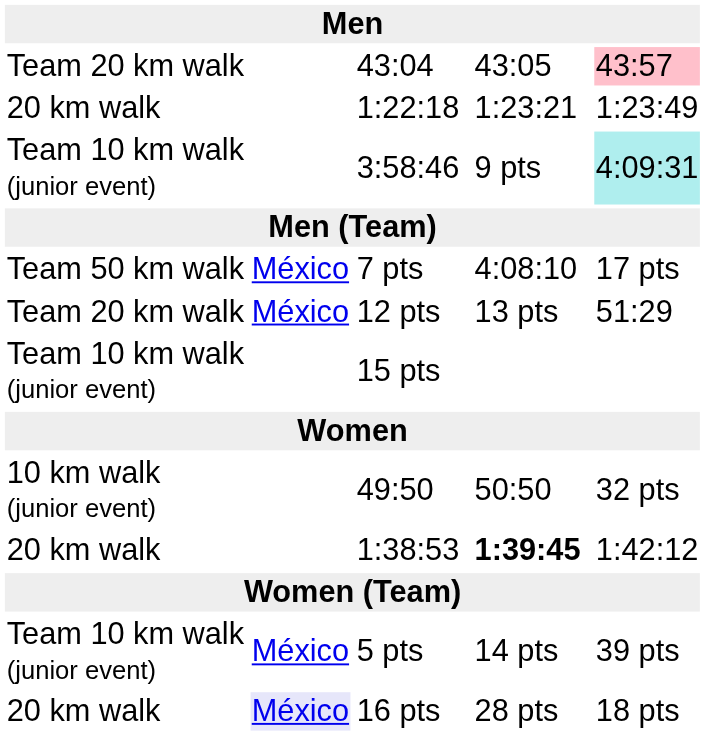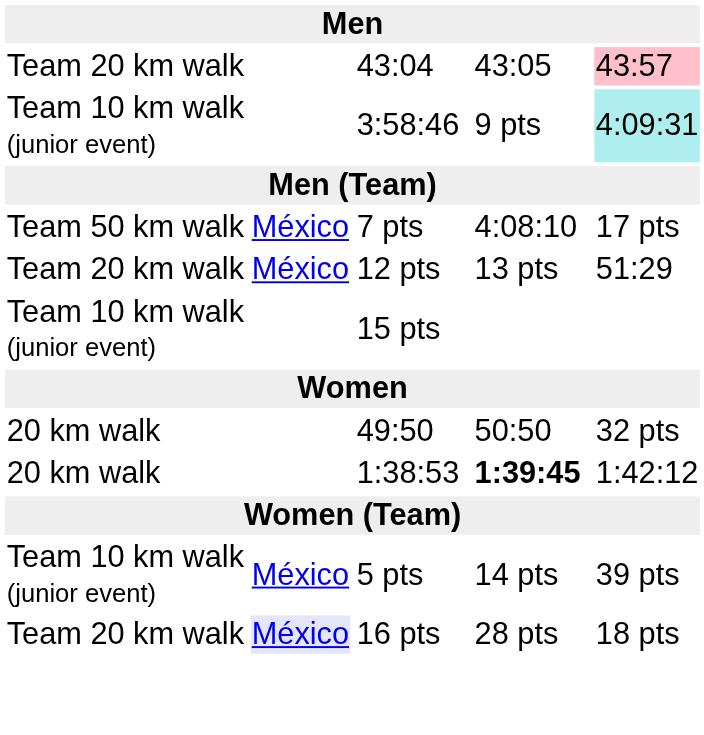- row: (408, 108)
(84, 490) 10 km walk (junior event) -> (84, 430) 20 km walk
(84, 710) 20 km walk -> (125, 634) Team 20 km walk
